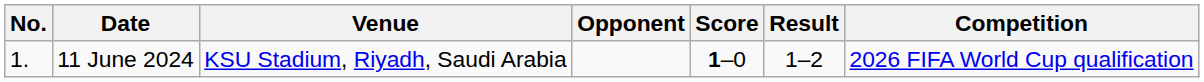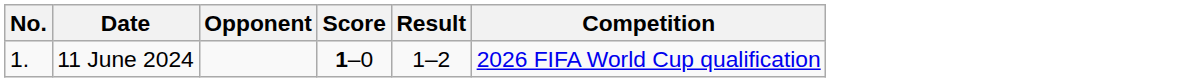- column: (385, 23)
